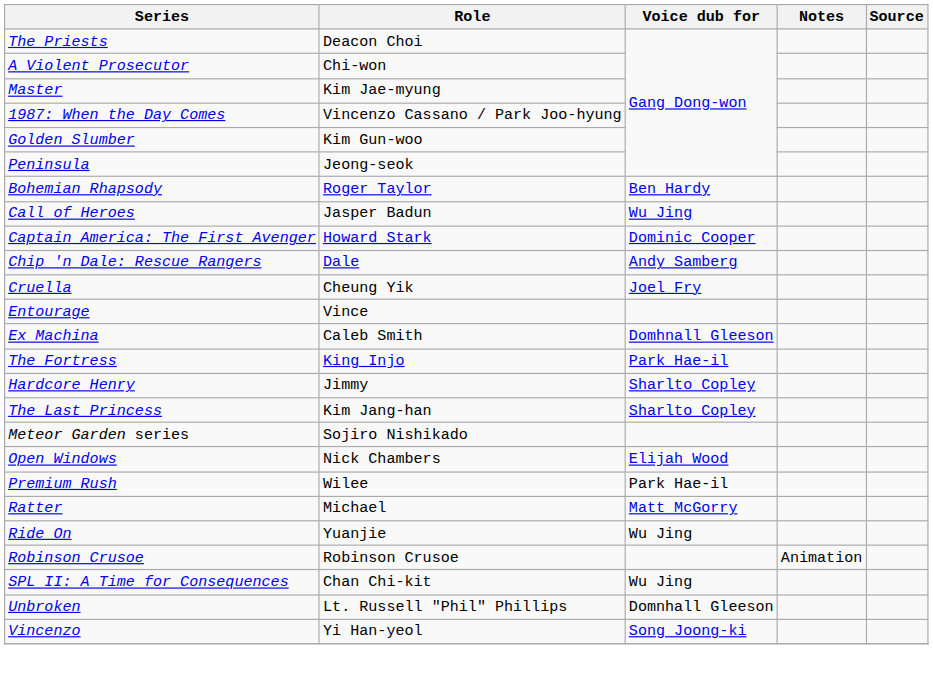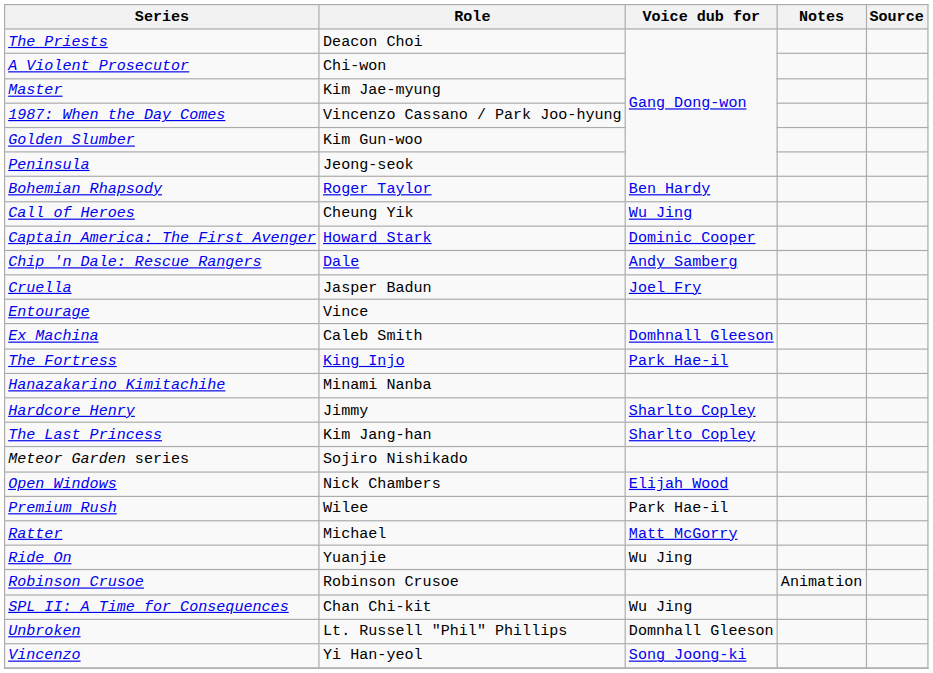(377, 213) Jasper Badun -> (368, 213) Cheung Yik
(368, 287) Cheung Yik -> (377, 287) Jasper Badun
+ row: (117, 386)
